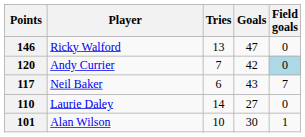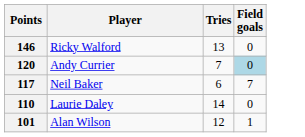- column: (252, 20)
(219, 122) 10 -> (219, 122) 12
